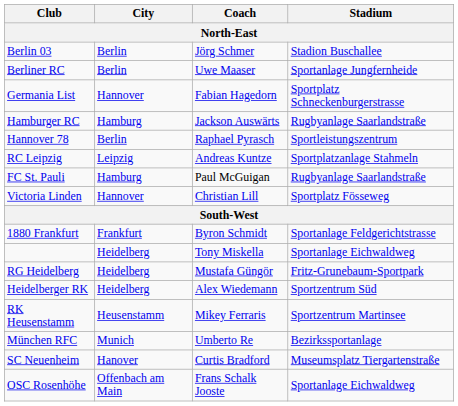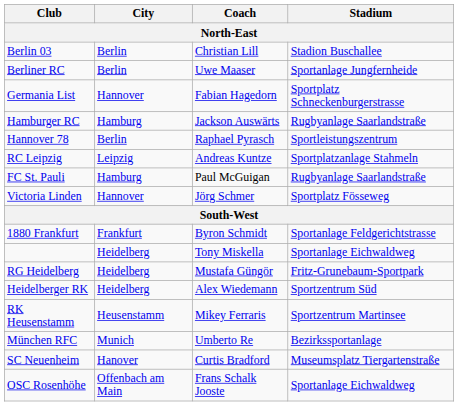(225, 51) Jörg Schmer -> (227, 51) Christian Lill
(227, 196) Christian Lill -> (225, 196) Jörg Schmer
